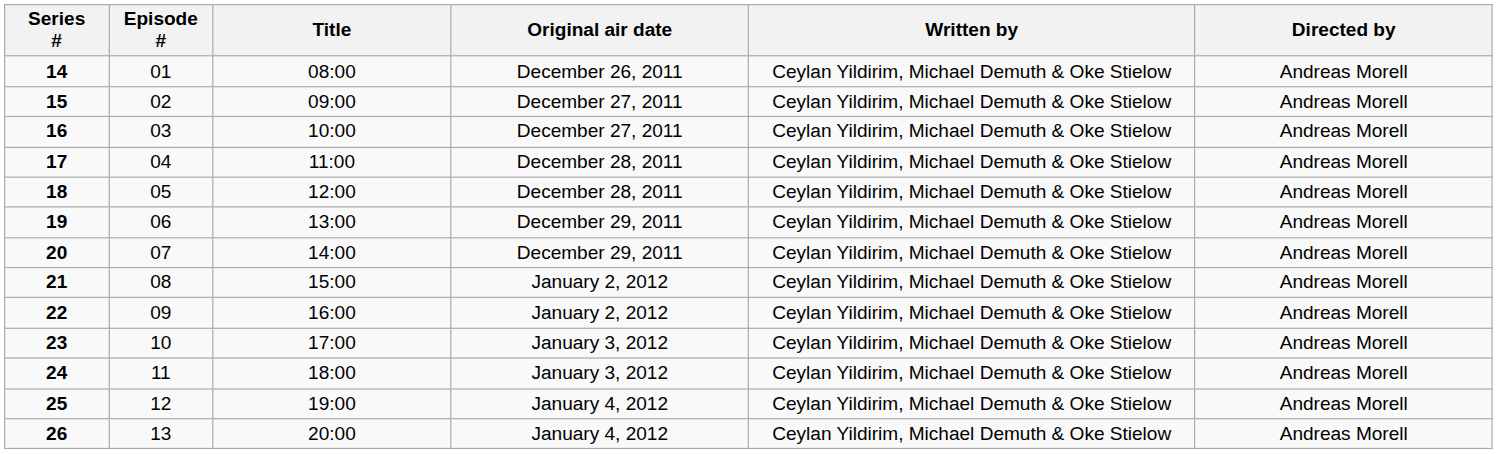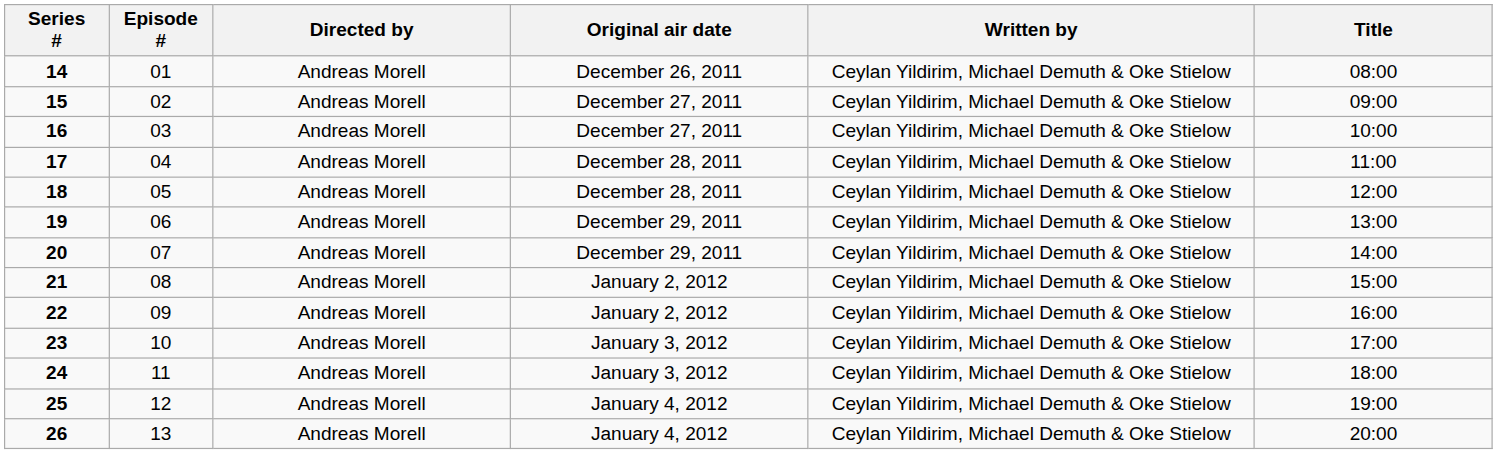columns swapped: (332, 30) <-> (1344, 30)
